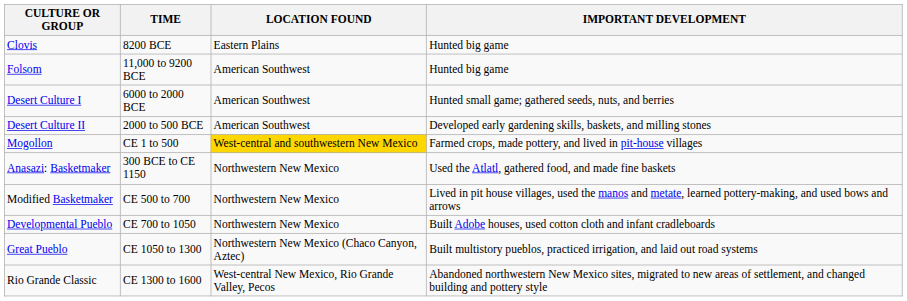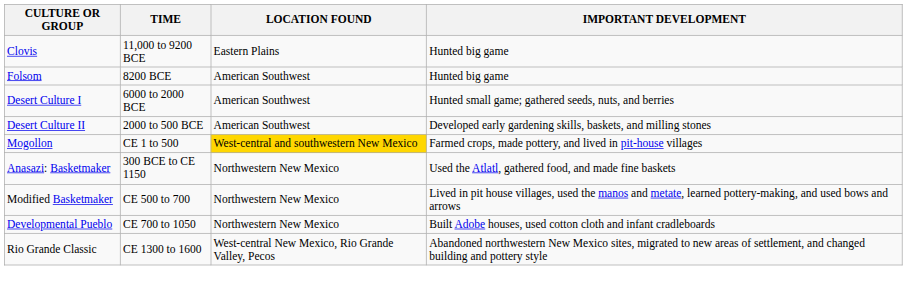(147, 44) 8200 BCE -> (158, 51) 11,000 to 9200 BCE
(158, 69) 11,000 to 9200 BCE -> (147, 76) 8200 BCE
- row: (37, 249)
